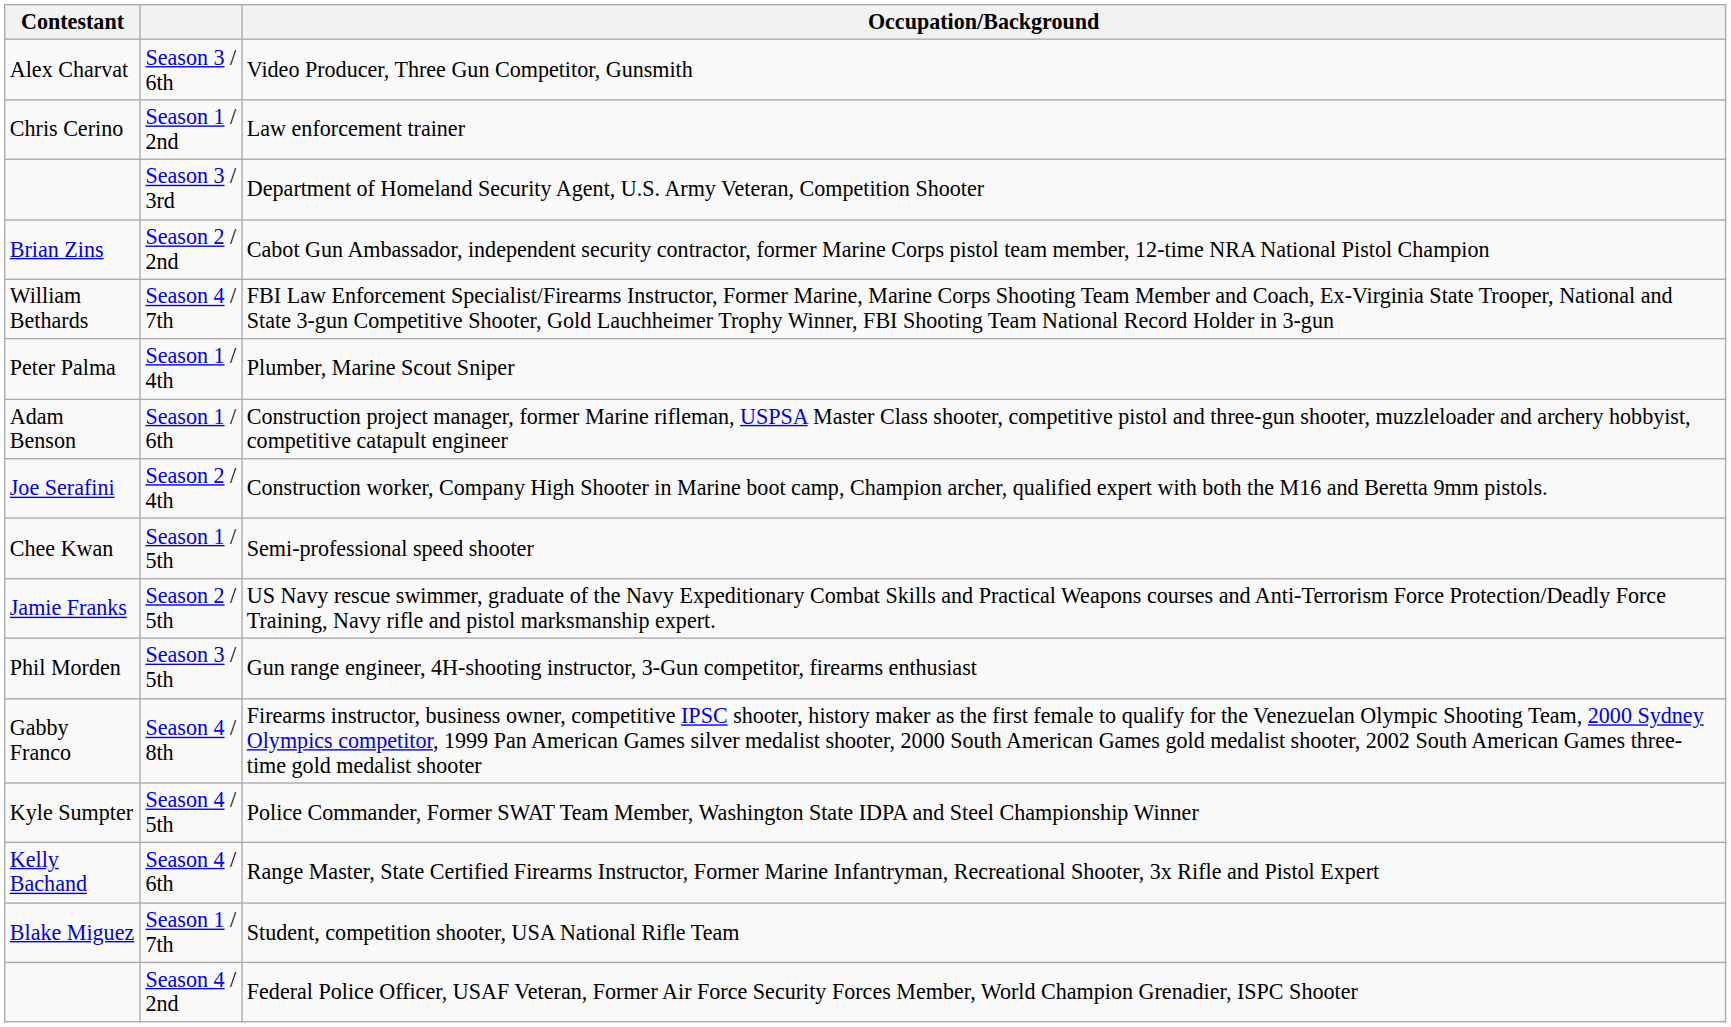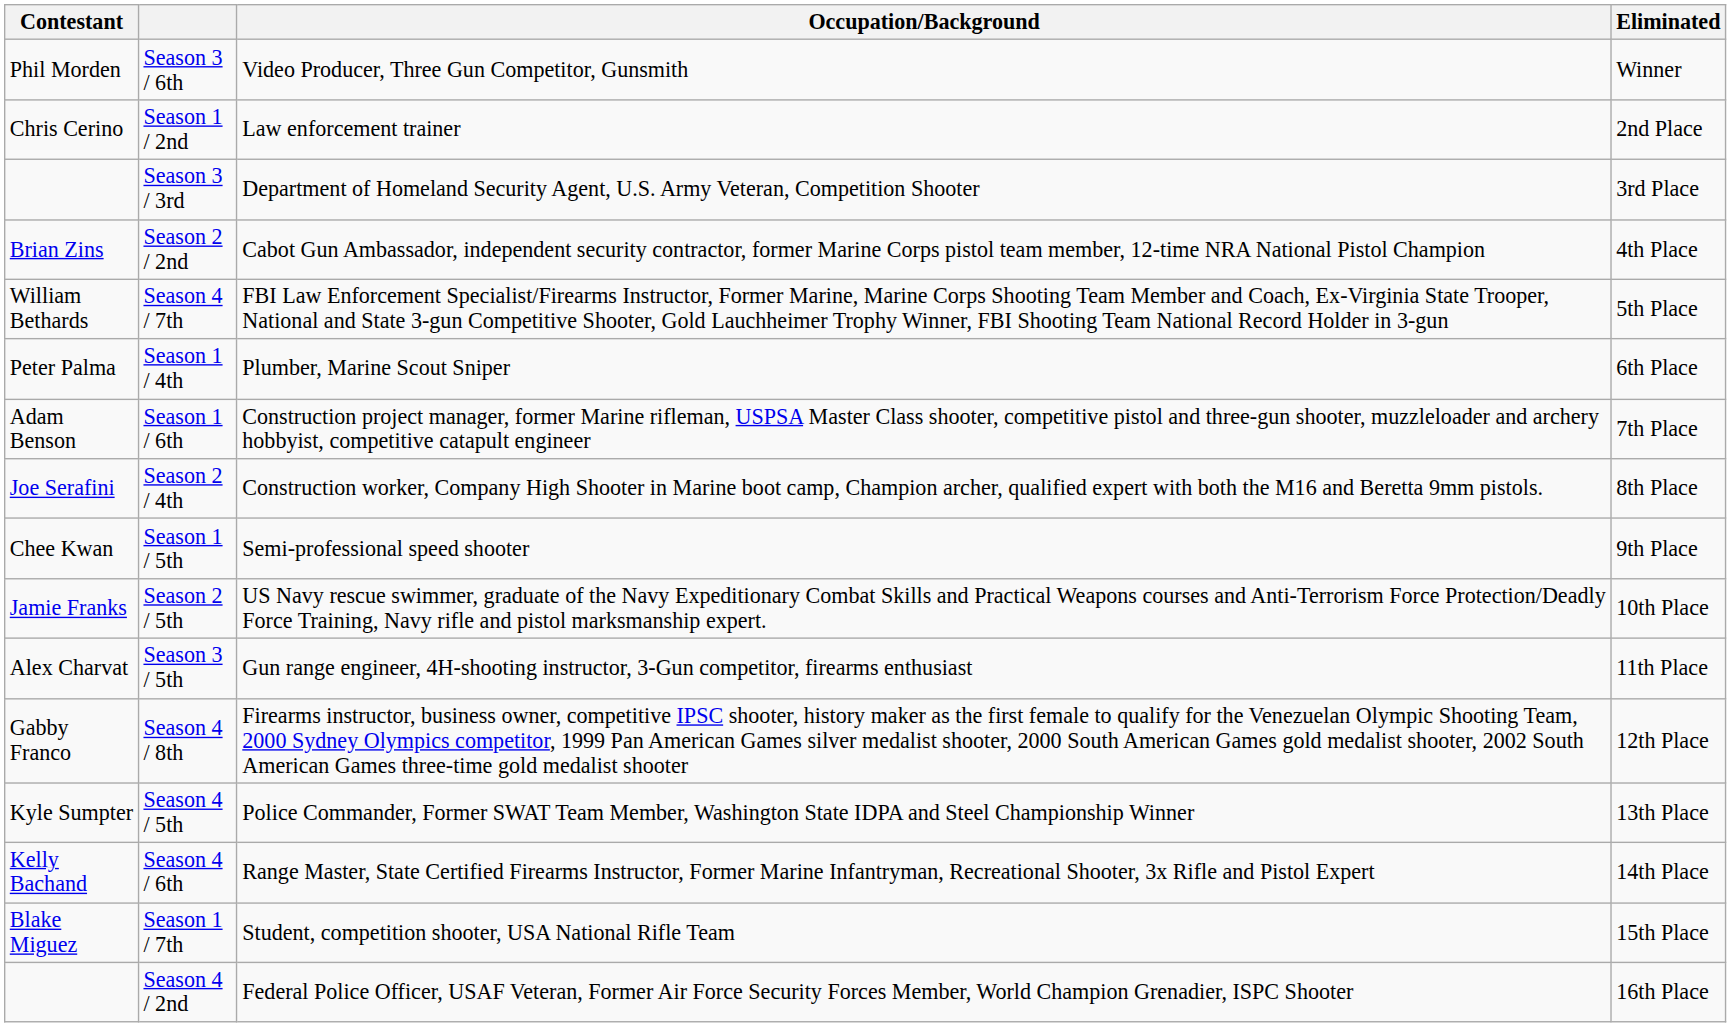+ column: (1668, 22)
(69, 69) Alex Charvat -> (65, 69) Phil Morden
(65, 668) Phil Morden -> (69, 668) Alex Charvat
